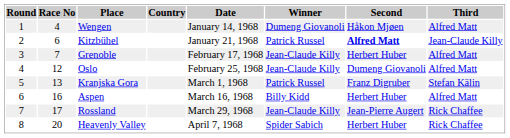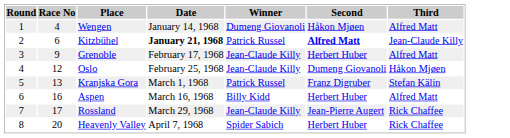- column: (167, 12)
(223, 40) normal -> (186, 40) bold
(57, 54) 7 -> (57, 54) 9
(453, 68) Alfred Matt -> (417, 68) Håkon Mjøen
